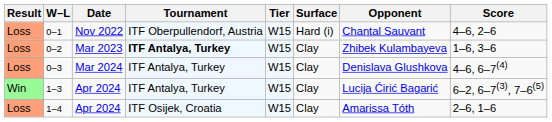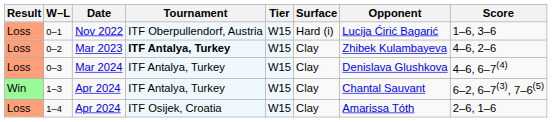(384, 31) Chantal Sauvant -> (390, 31) Lucija Ćirić Bagarić
(474, 31) 4–6, 2–6 -> (474, 31) 1–6, 3–6
(474, 48) 1–6, 3–6 -> (474, 48) 4–6, 2–6
(390, 88) Lucija Ćirić Bagarić -> (384, 88) Chantal Sauvant
